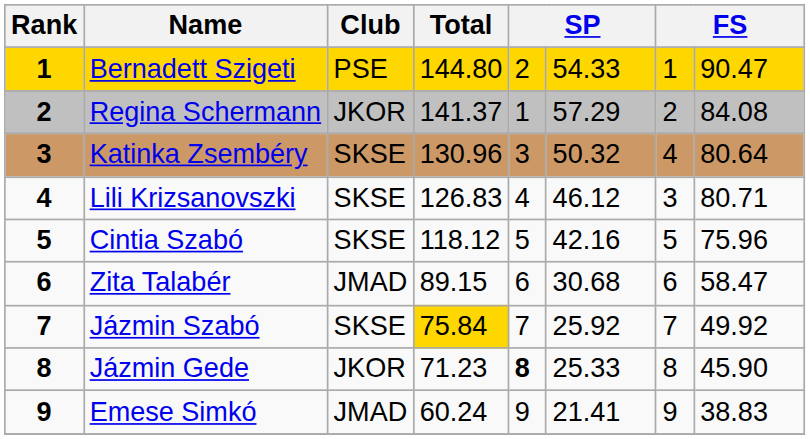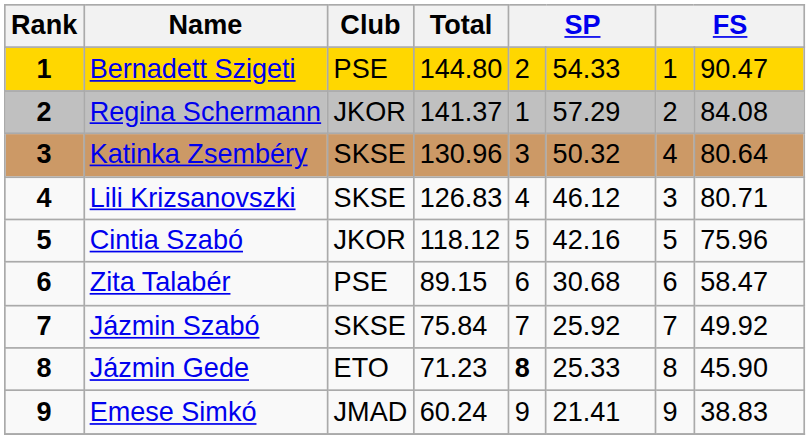(370, 240) SKSE -> (370, 240) JKOR
(370, 283) JMAD -> (361, 283) PSE
(454, 326) gold background -> (454, 326) no background
(370, 369) JKOR -> (361, 369) ETO
